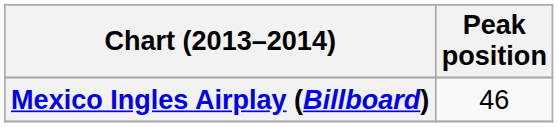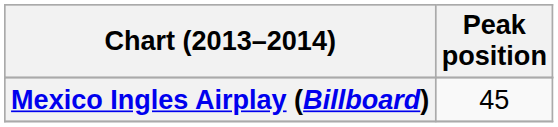(494, 99) 46 -> (494, 99) 45
